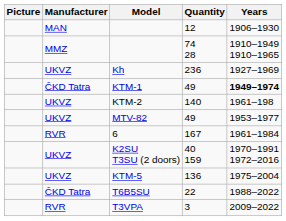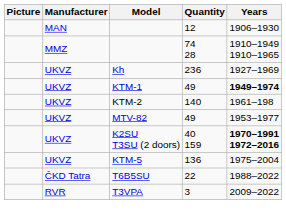(68, 86) ČKD Tatra -> (58, 86) UKVZ
- row: (115, 133)
(254, 154) normal -> (254, 139) bold
